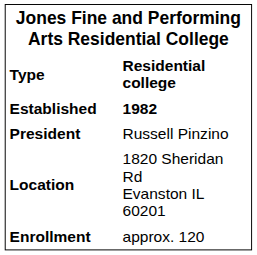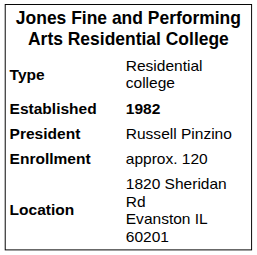(164, 74) bold -> (164, 74) normal
rows swapped: (50, 236) <-> (42, 185)
